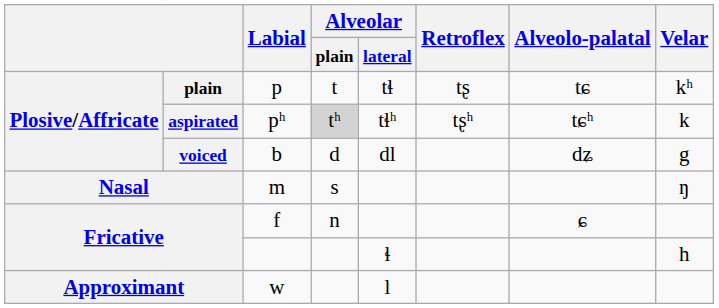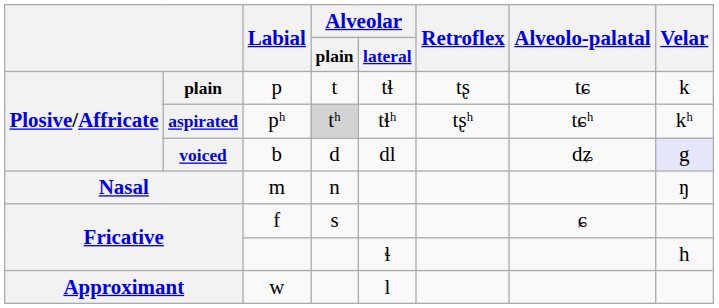(684, 87) kʰ -> (684, 87) k
(684, 120) k -> (684, 120) kʰ
(684, 154) no background -> (684, 154) lavender background
(335, 187) s -> (335, 187) n
(335, 220) n -> (335, 220) s
